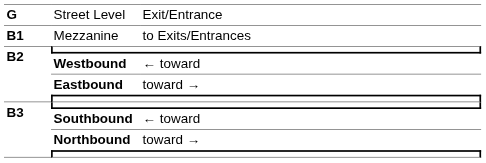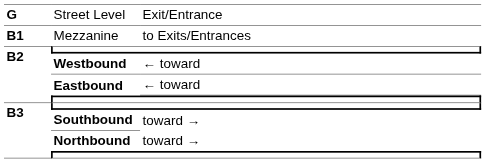(171, 84) toward → -> (171, 84) ← toward
(171, 119) ← toward -> (171, 120) toward →
